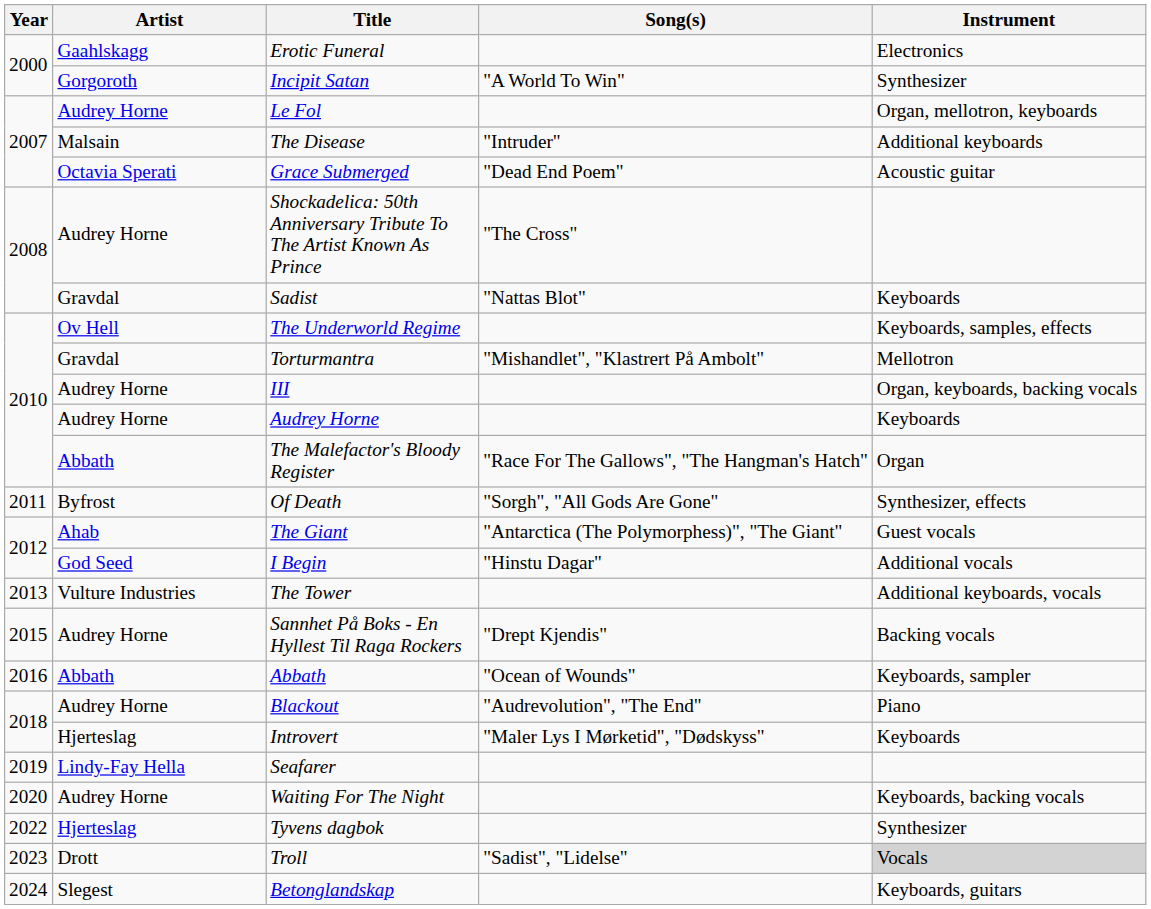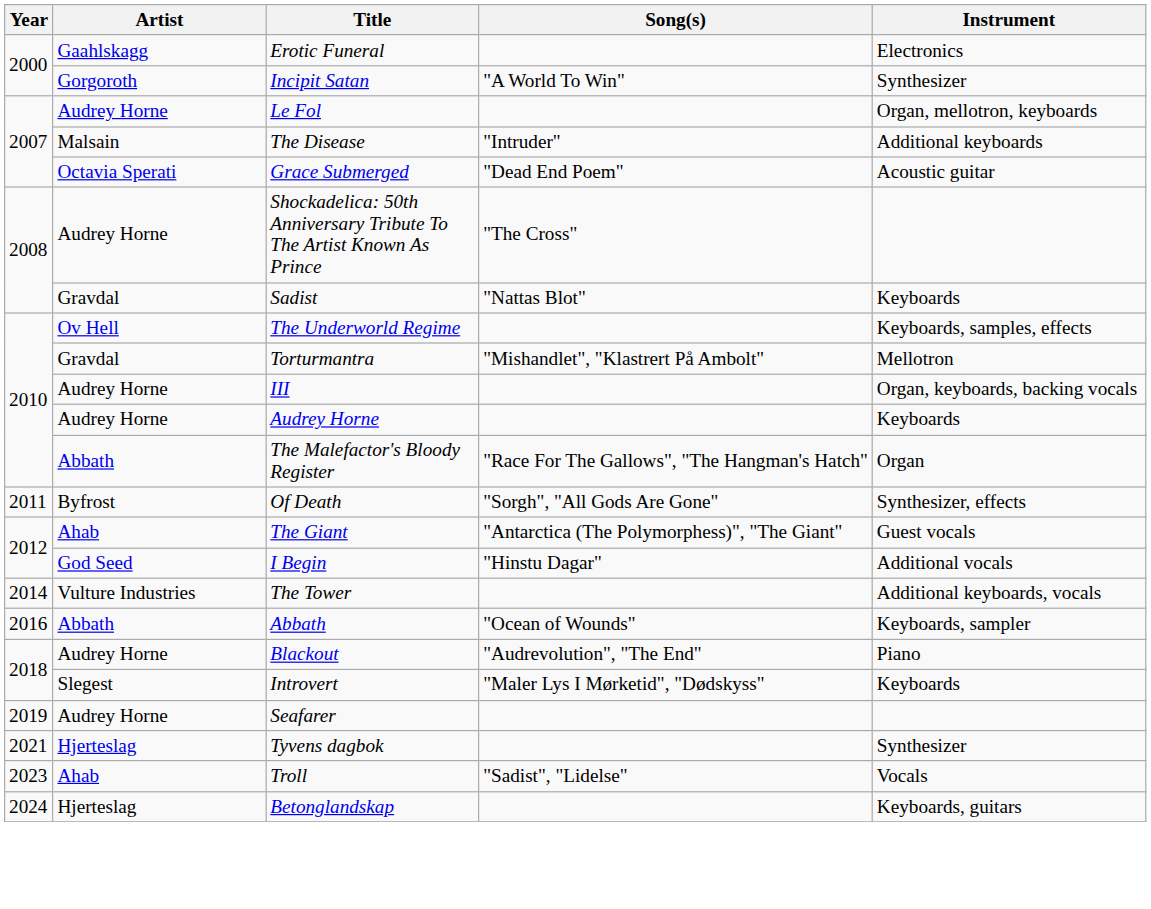(28, 593) 2013 -> (28, 593) 2014
- row: (366, 634)
(97, 736) Hjerteslag -> (85, 684) Slegest
(121, 767) Lindy-Fay Hella -> (113, 715) Audrey Horne
- row: (357, 797)
(28, 828) 2022 -> (28, 745) 2021
(78, 858) Drott -> (78, 776) Ahab
(902, 858) lightgrey background -> (902, 776) no background
(85, 888) Slegest -> (97, 806) Hjerteslag
